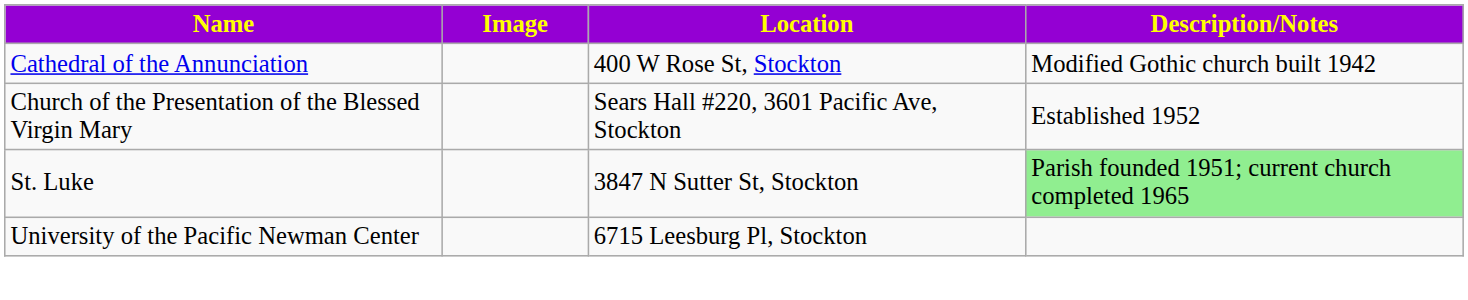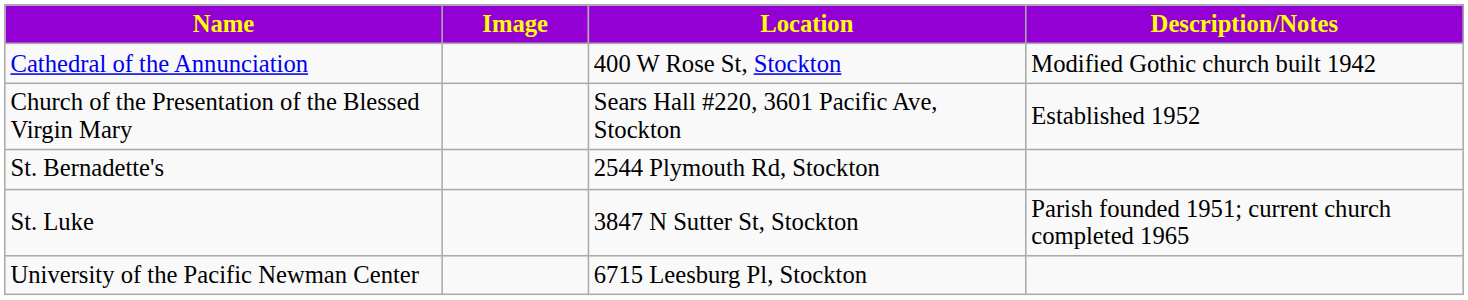+ row: (87, 168)
(1211, 182) lightgreen background -> (1211, 221) no background
